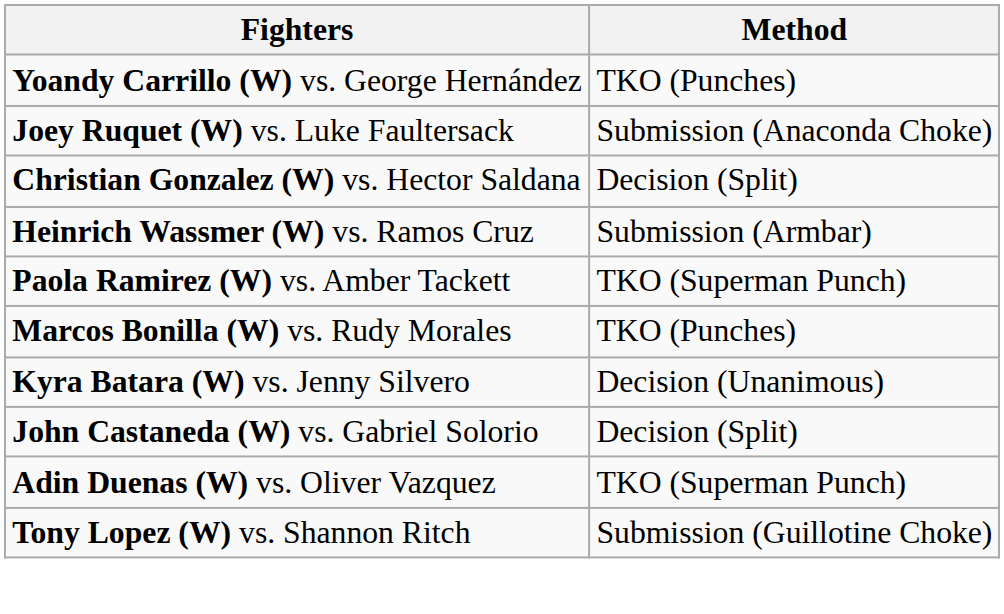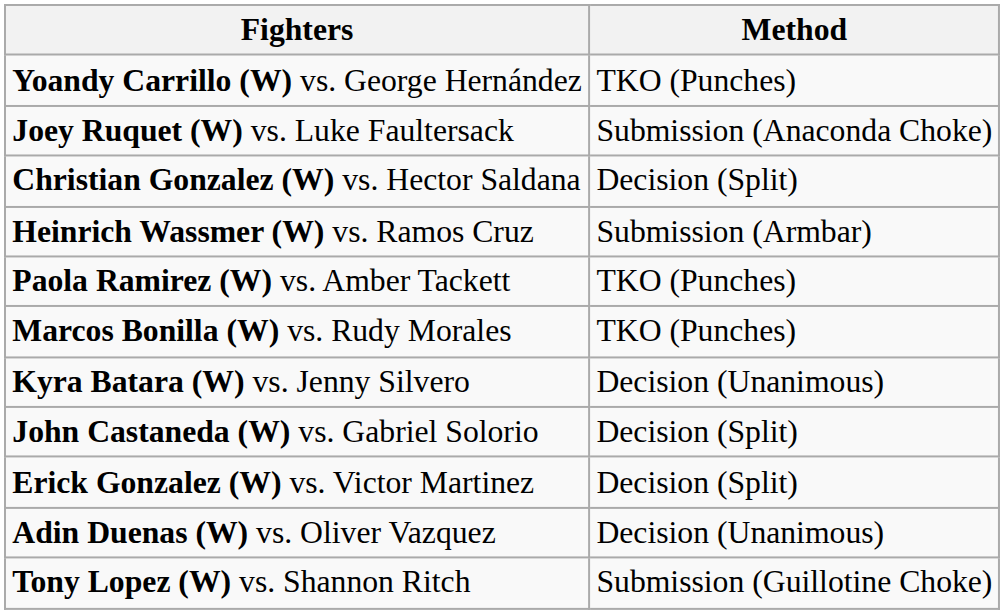(751, 280) TKO (Superman Punch) -> (696, 280) TKO (Punches)
+ row: (273, 481)
(751, 481) TKO (Superman Punch) -> (740, 532) Decision (Unanimous)
